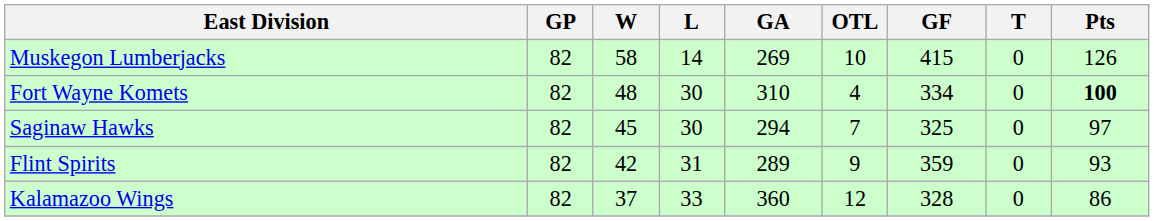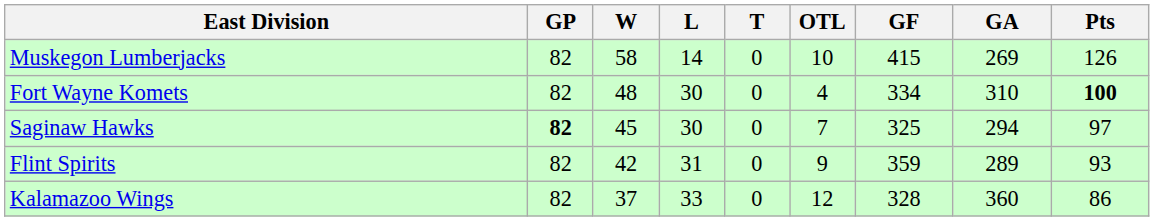columns swapped: (1018, 22) <-> (773, 22)
(561, 127) normal -> (561, 127) bold
